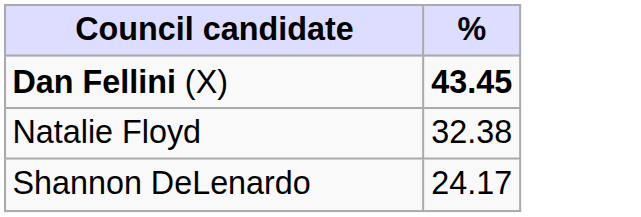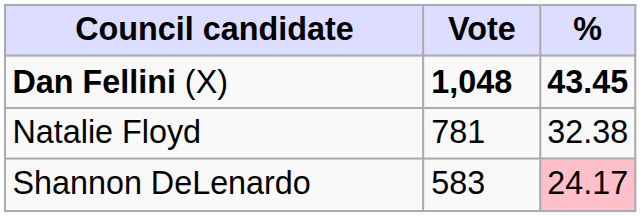+ column: (482, 30)
(472, 183) no background -> (588, 183) pink background
